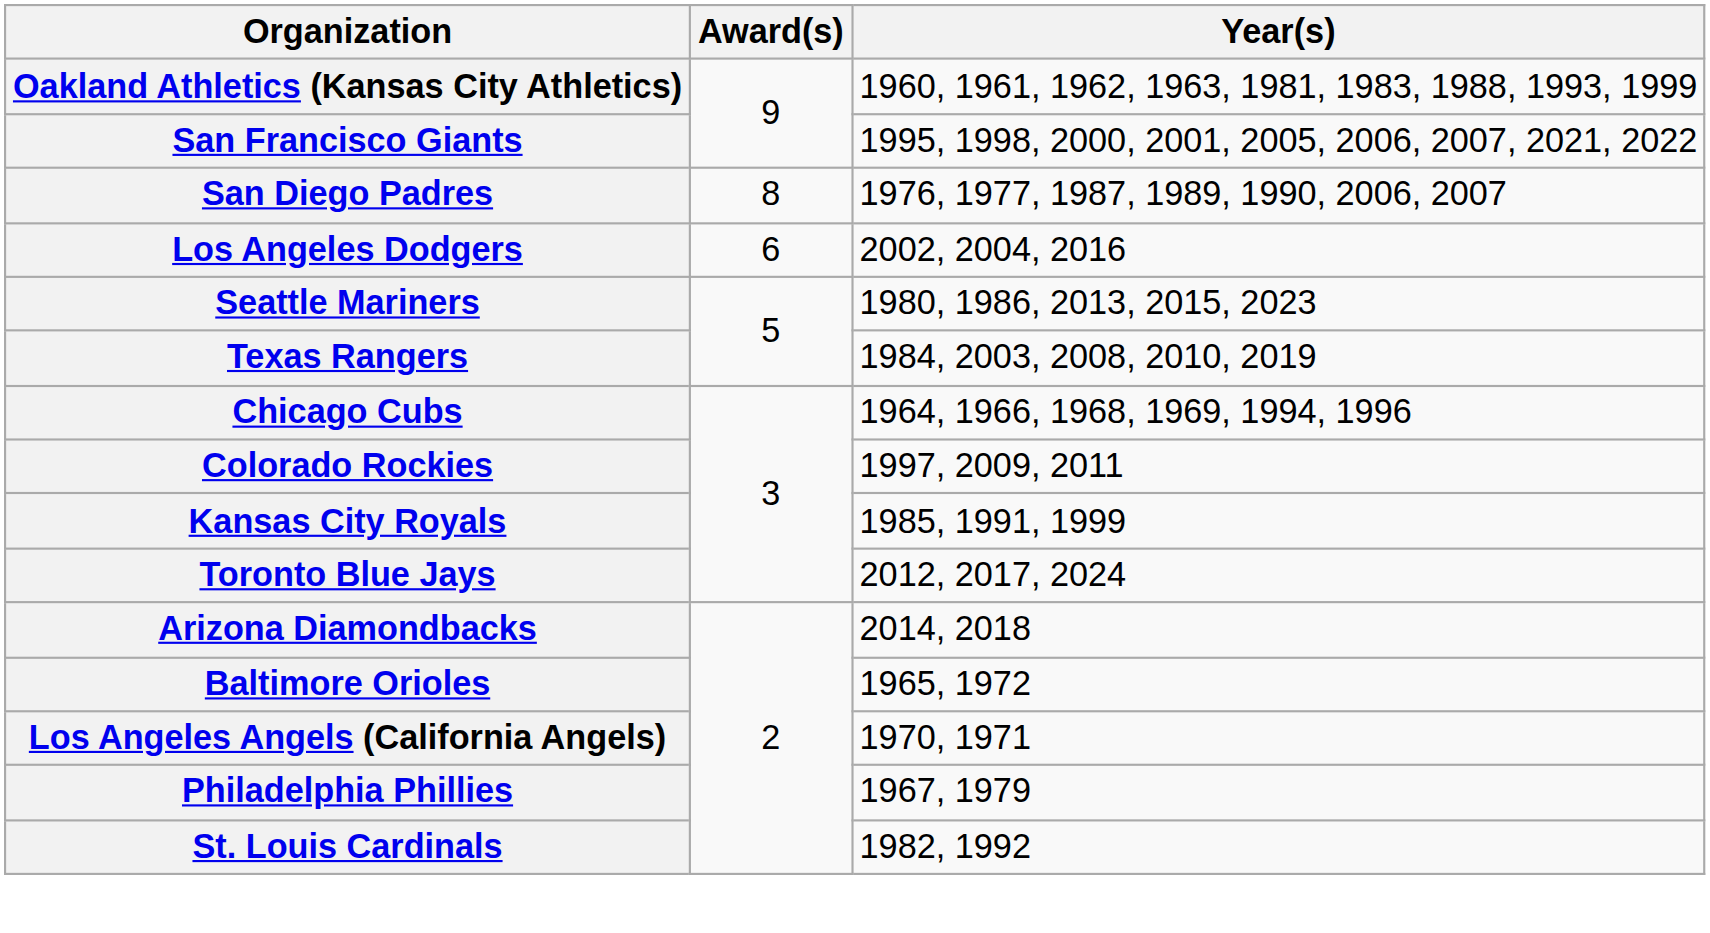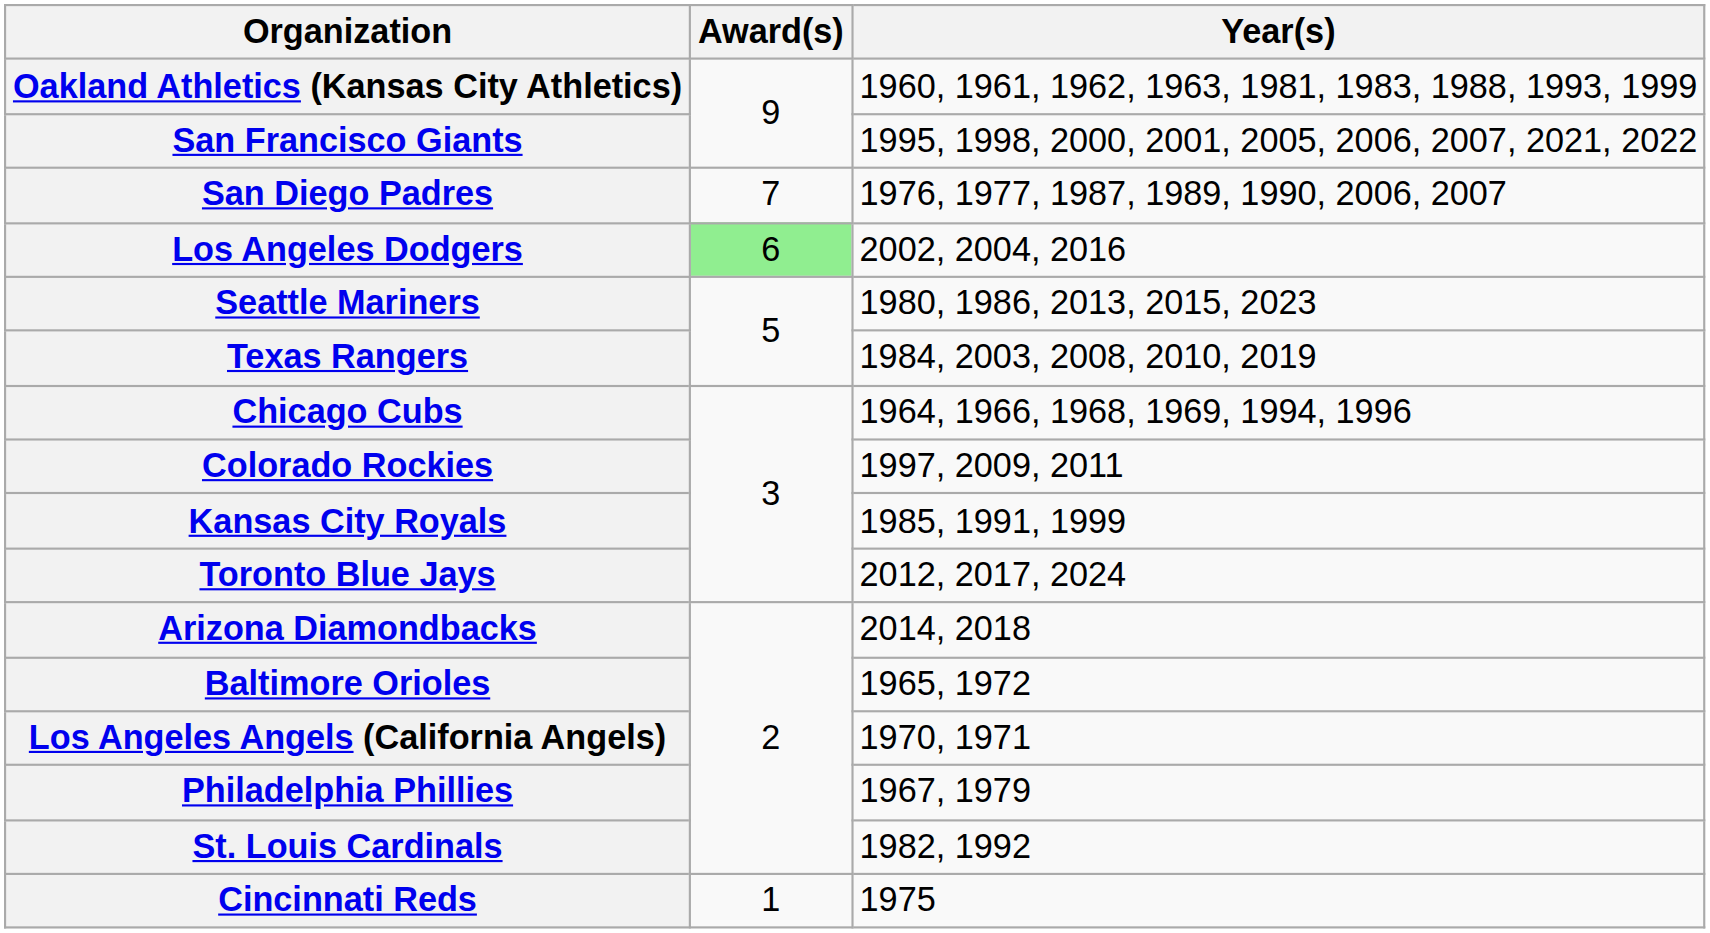(771, 194) 8 -> (771, 194) 7
(771, 248) no background -> (771, 248) lightgreen background
+ row: (348, 900)
